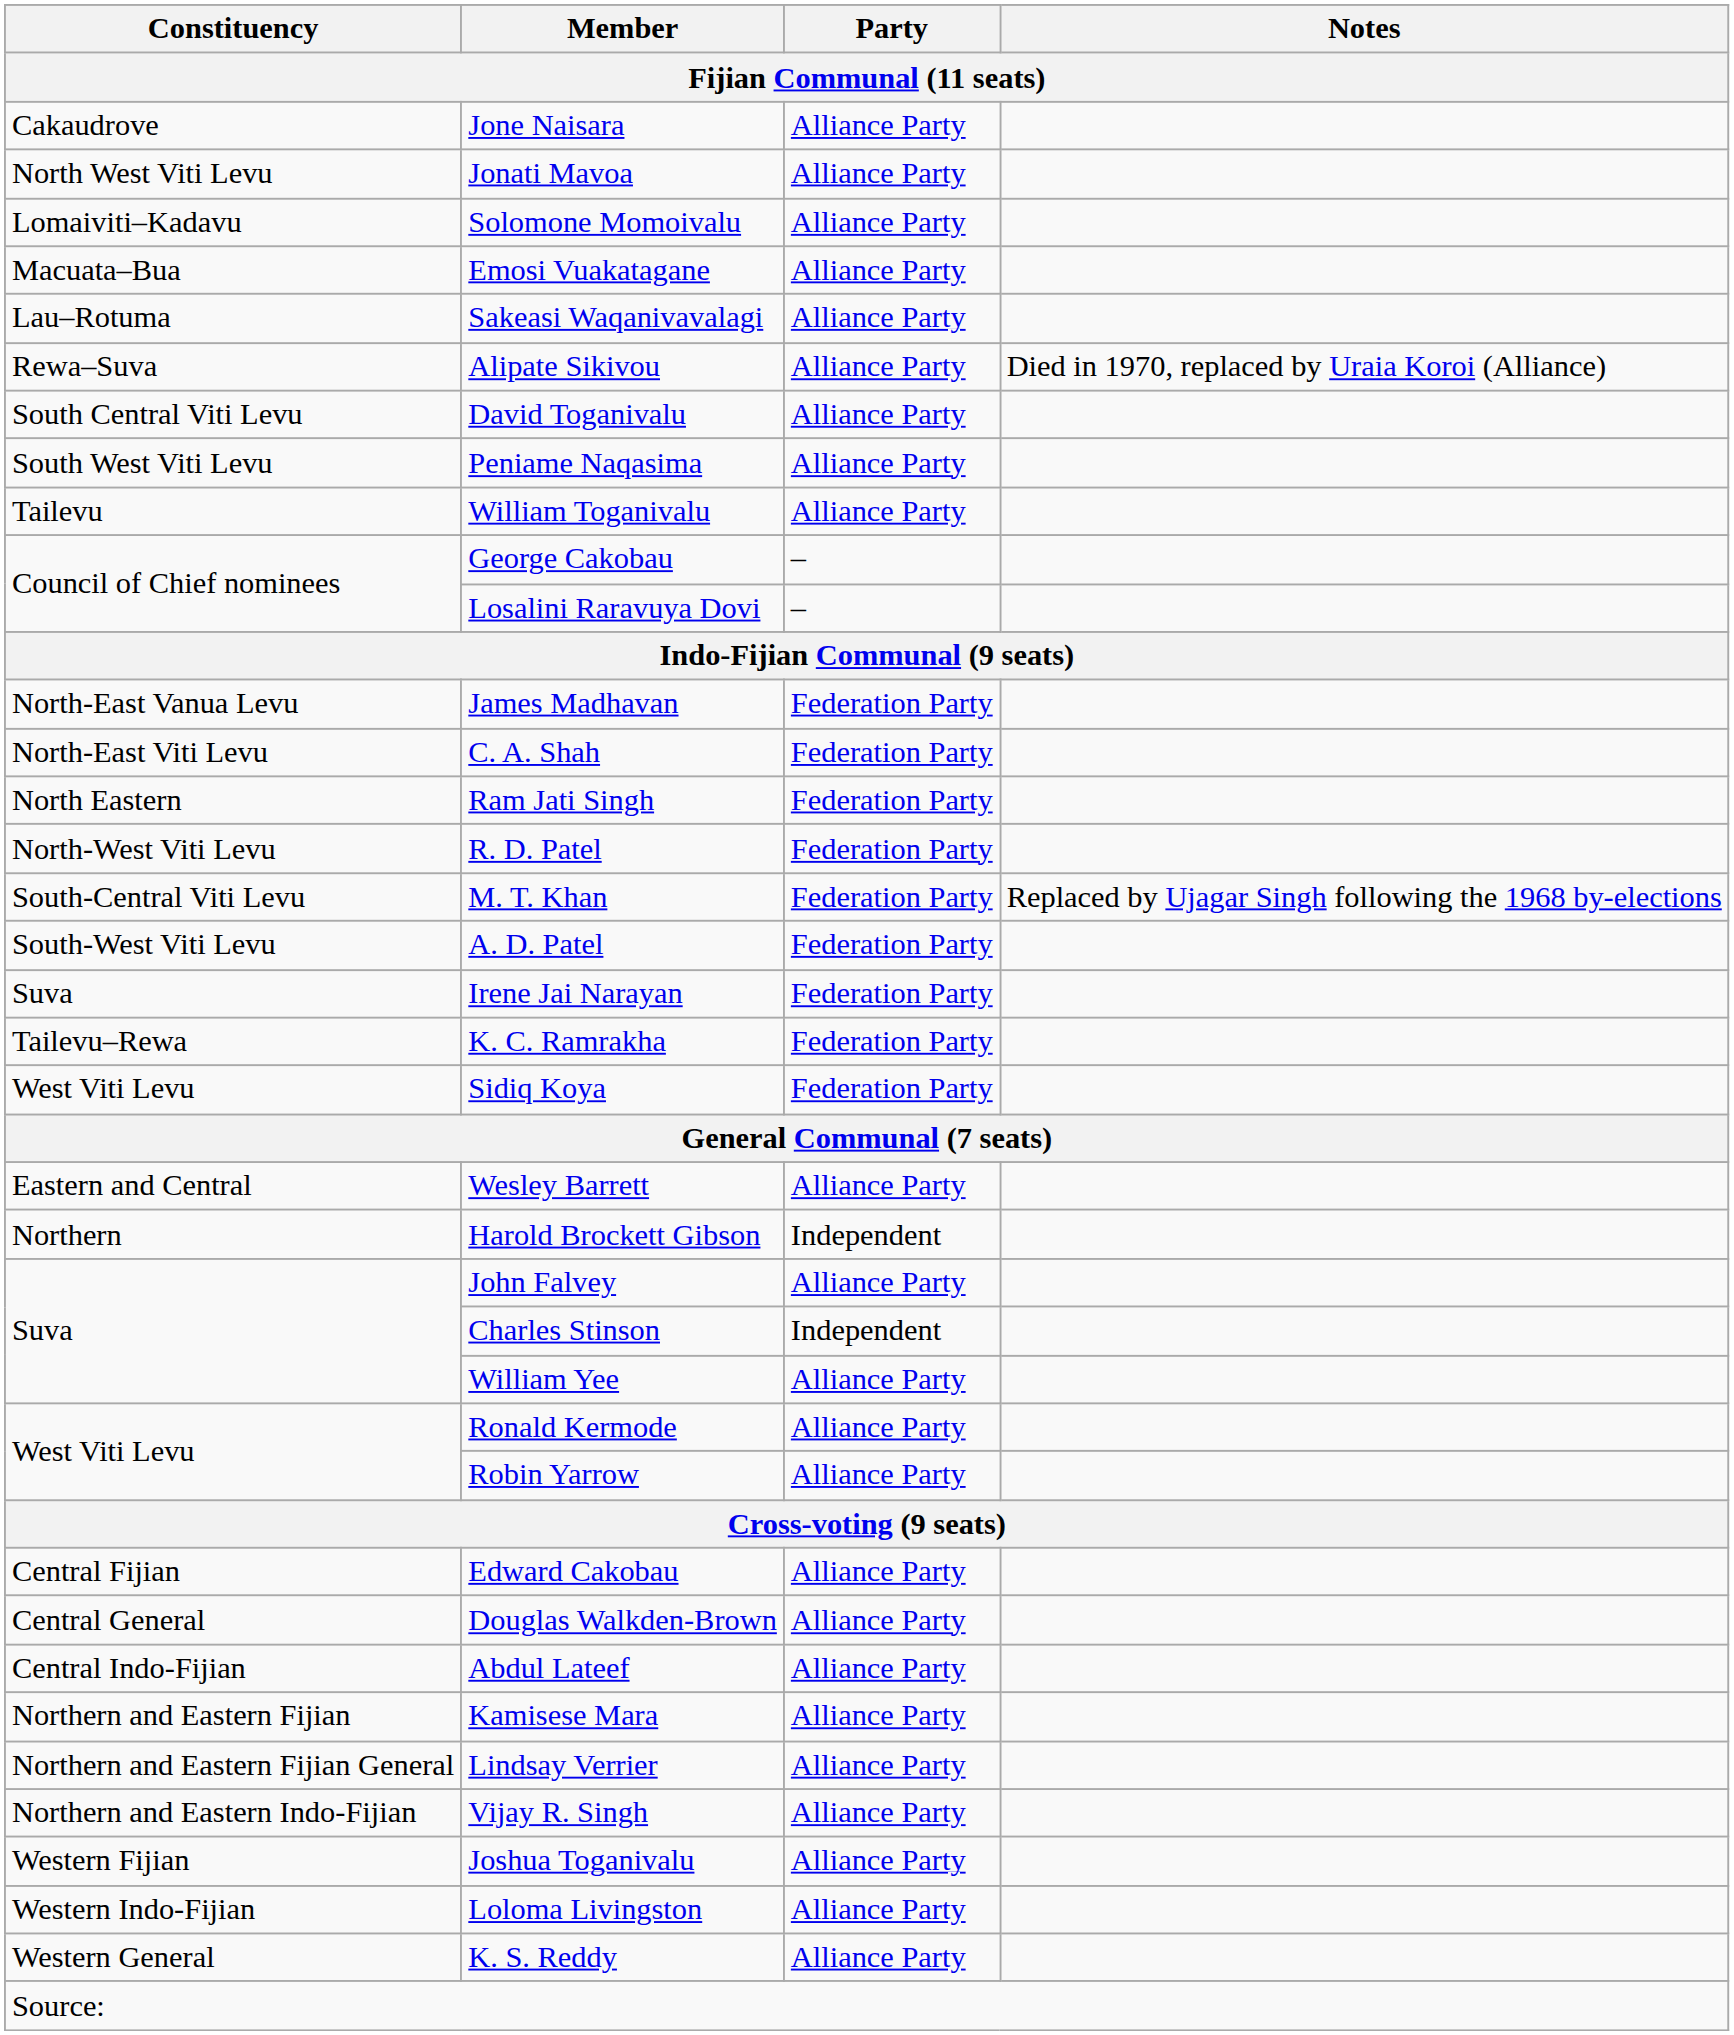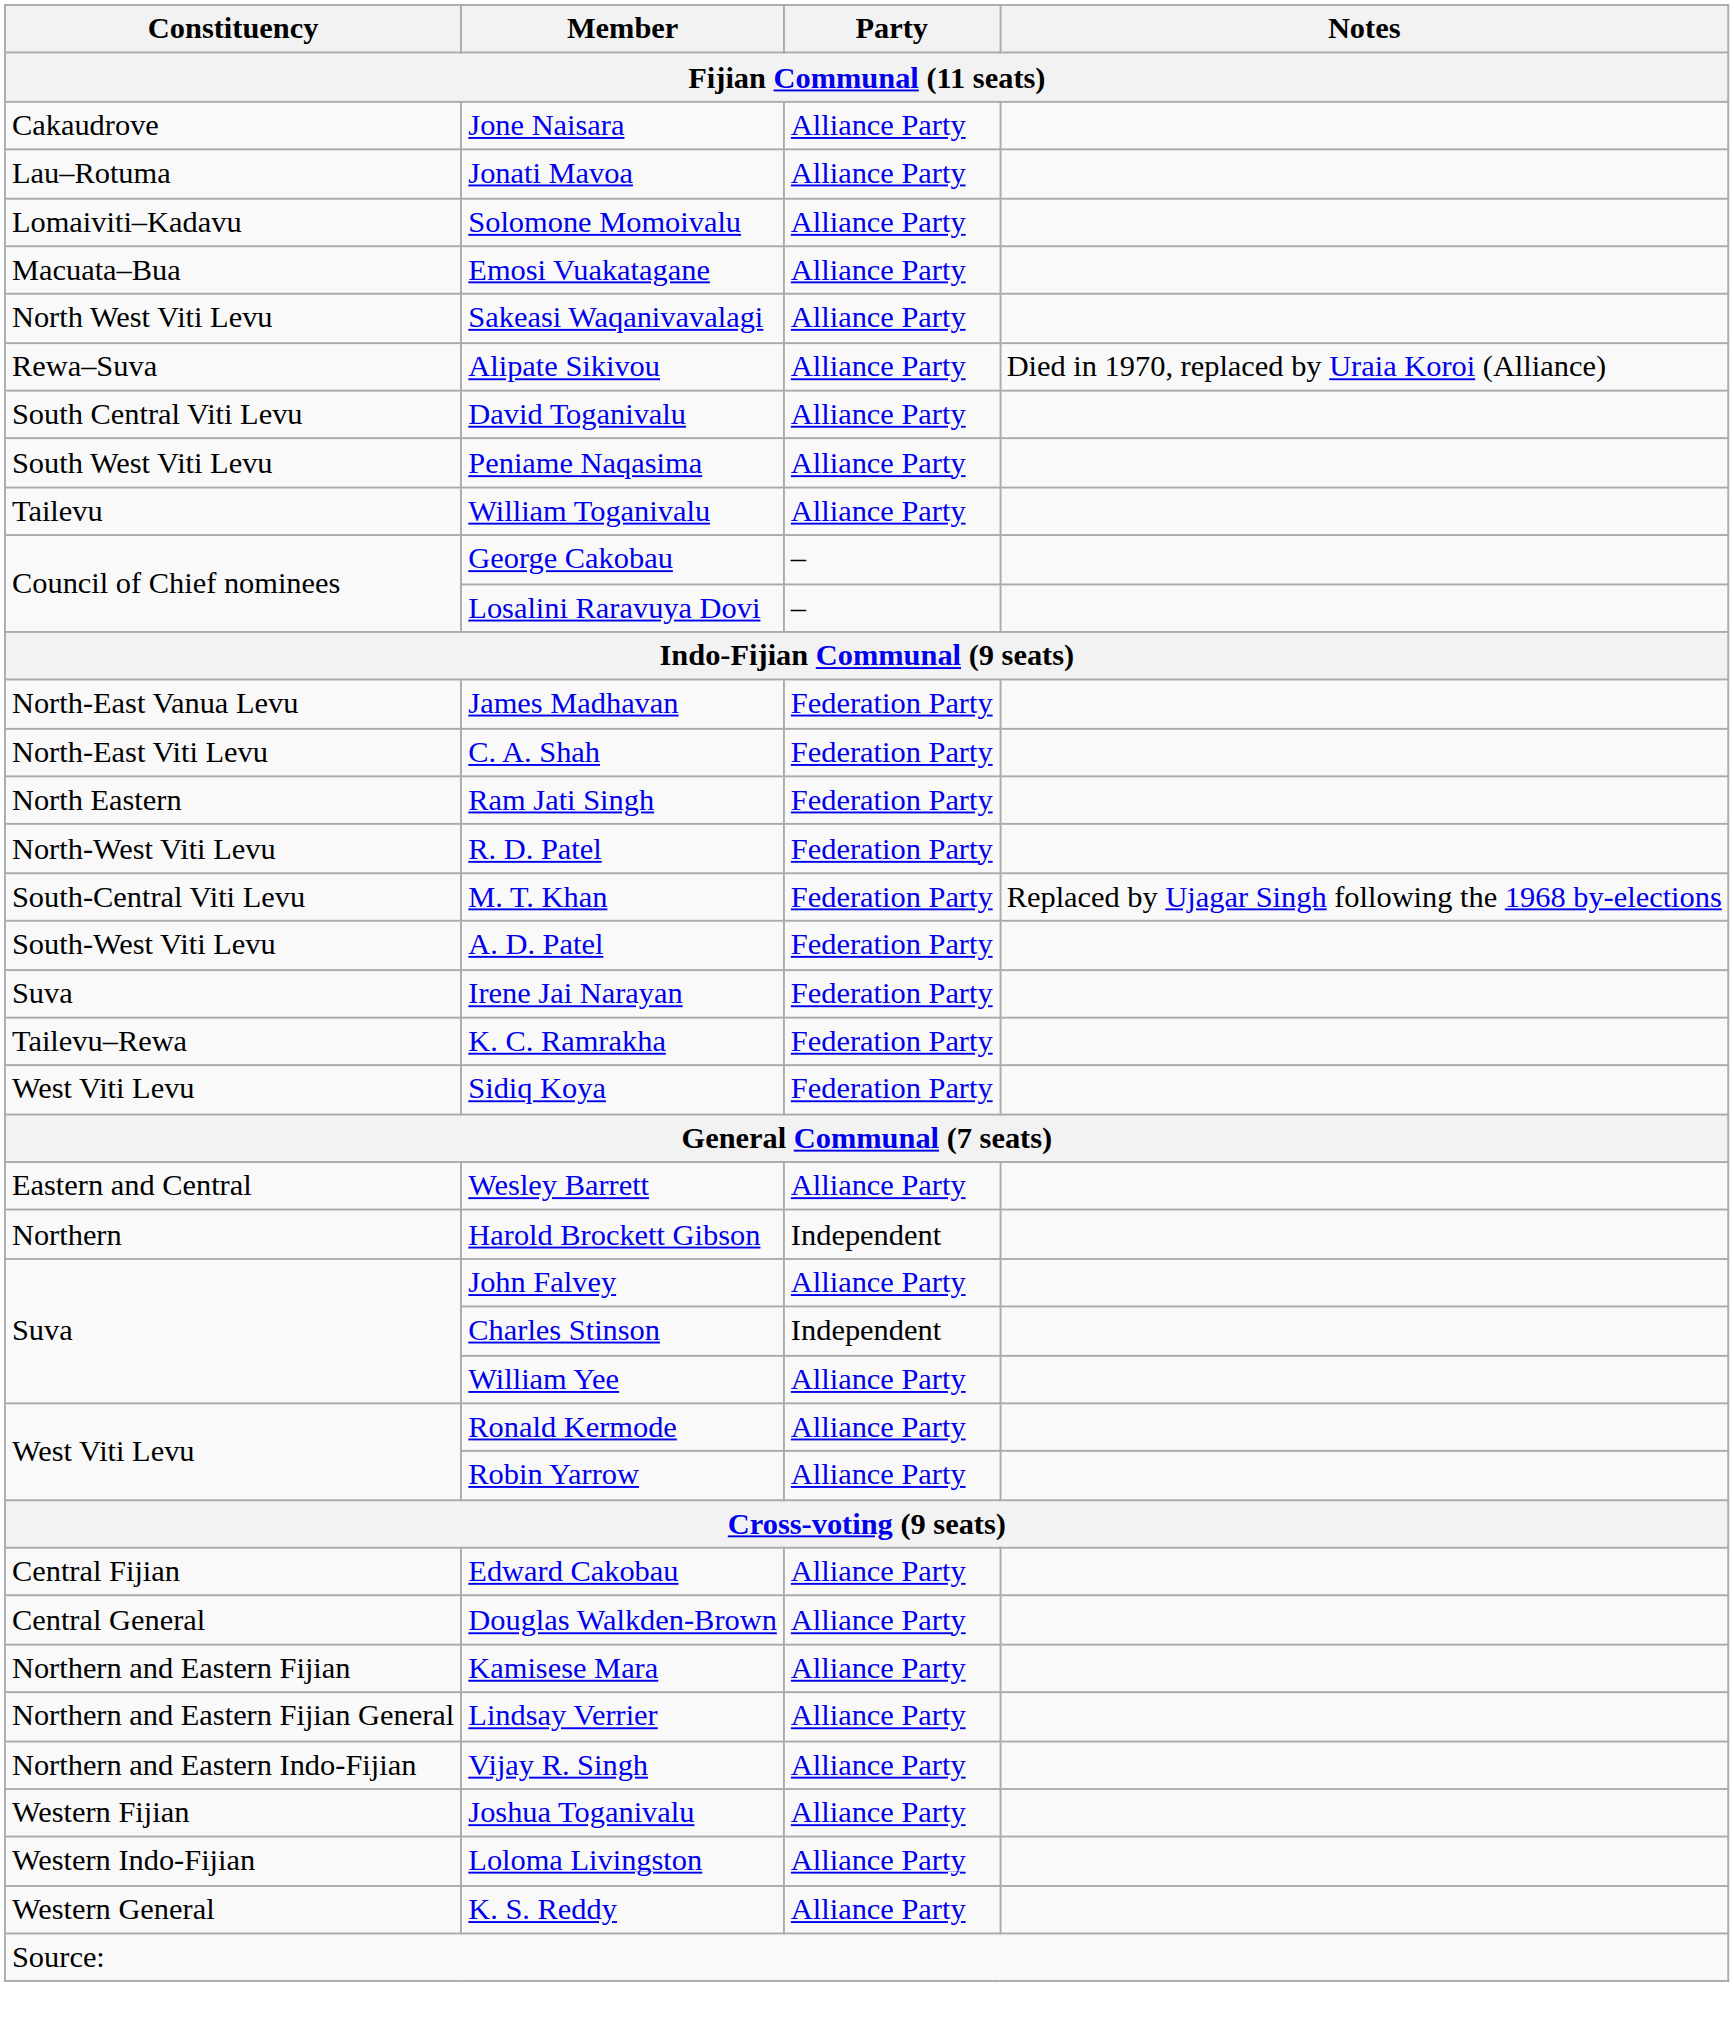(142, 173) North West Viti Levu -> (91, 173) Lau–Rotuma
(91, 317) Lau–Rotuma -> (142, 317) North West Viti Levu
- row: (549, 1667)
